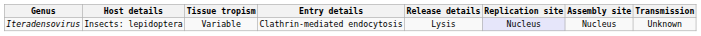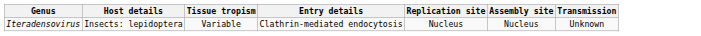- column: (443, 11)
(524, 24) lavender background -> (446, 24) no background
